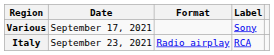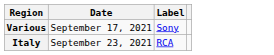- column: (193, 12)
